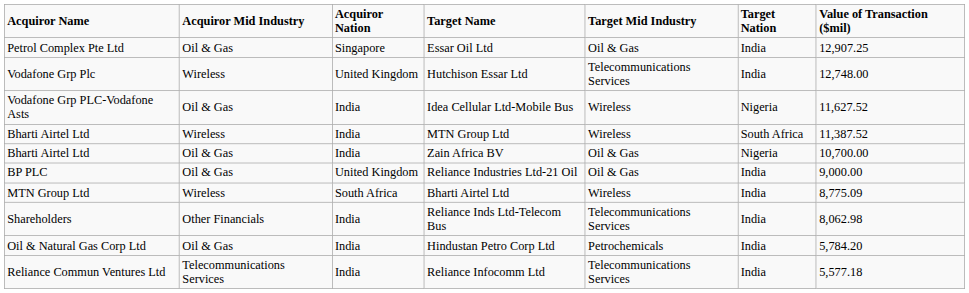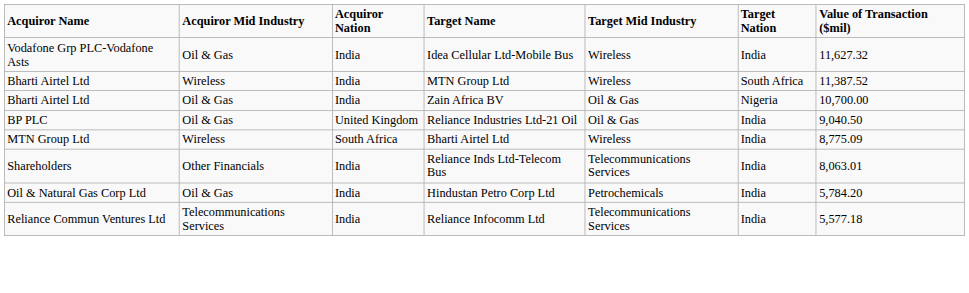- row: (460, 47)
- row: (477, 74)
(759, 107) Nigeria -> (753, 54) India
(844, 107) 11,627.52 -> (844, 54) 11,627.32
(841, 173) 9,000.00 -> (841, 120) 9,040.50
(841, 219) 8,062.98 -> (841, 166) 8,063.01
